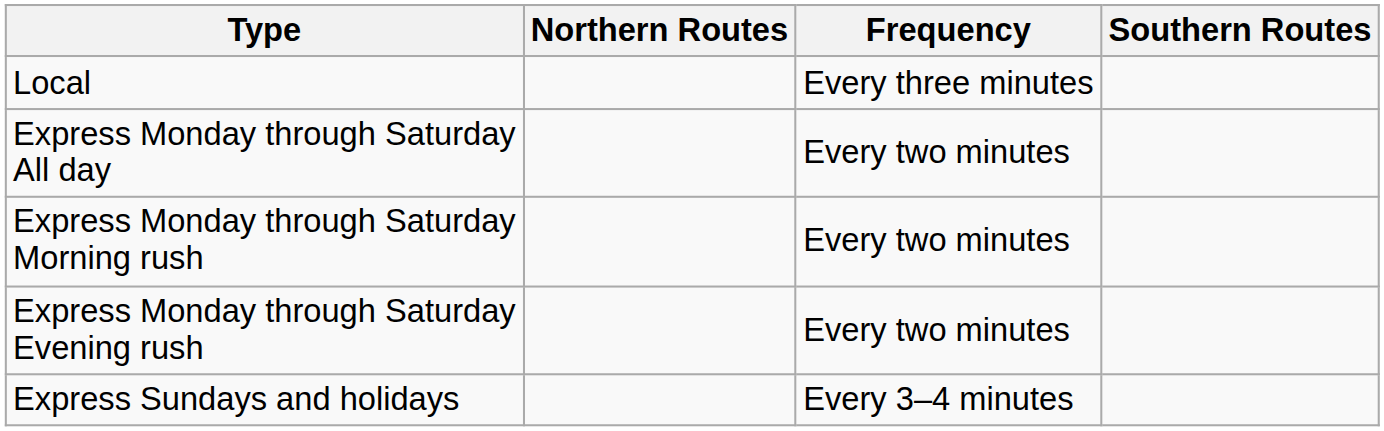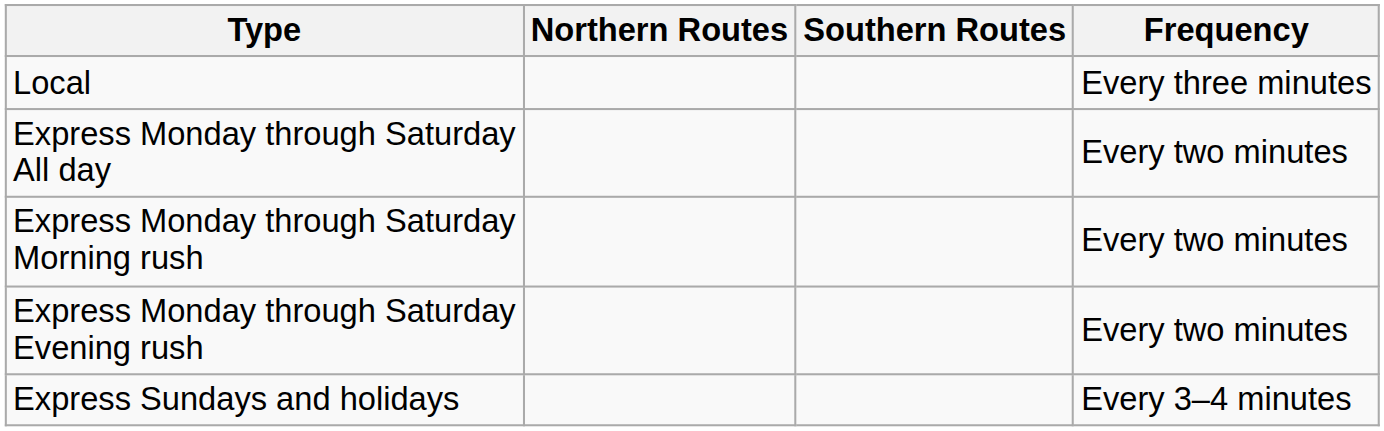columns swapped: (1240, 30) <-> (948, 30)
